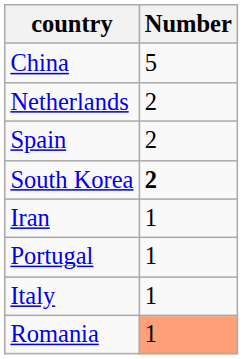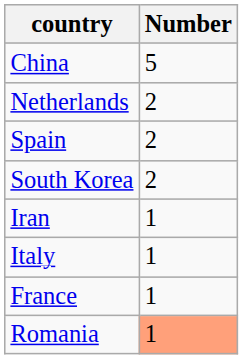(151, 179) bold -> (151, 179) normal
- row: (52, 256)
+ row: (44, 295)
